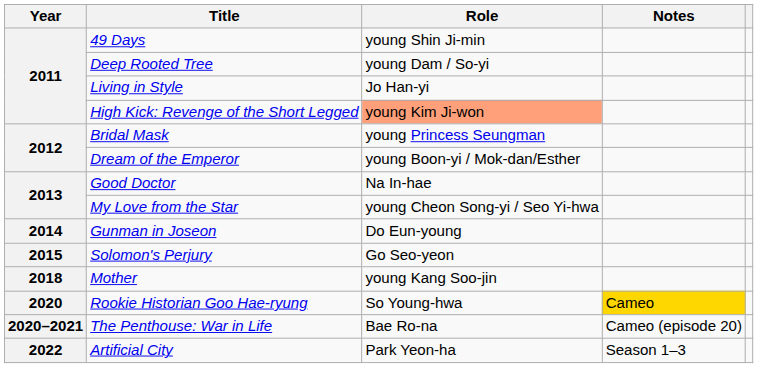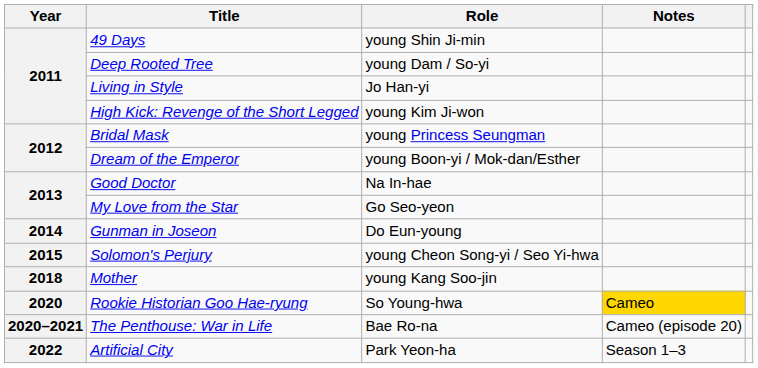(425, 111) lightsalmon background -> (425, 111) no background
(482, 207) young Cheon Song-yi / Seo Yi-hwa -> (410, 207) Go Seo-yeon
(410, 254) Go Seo-yeon -> (482, 254) young Cheon Song-yi / Seo Yi-hwa
